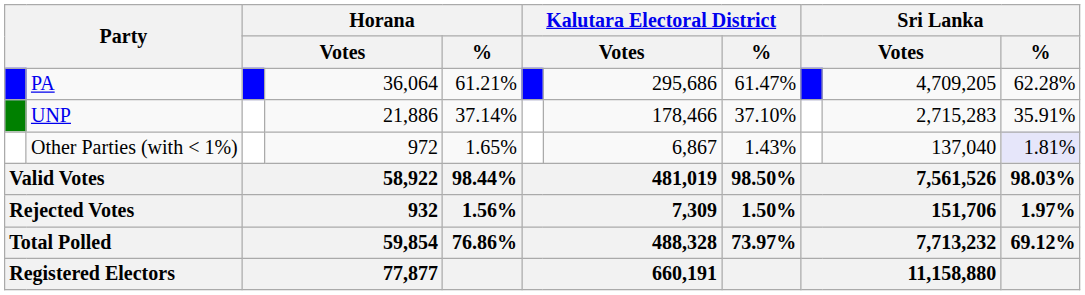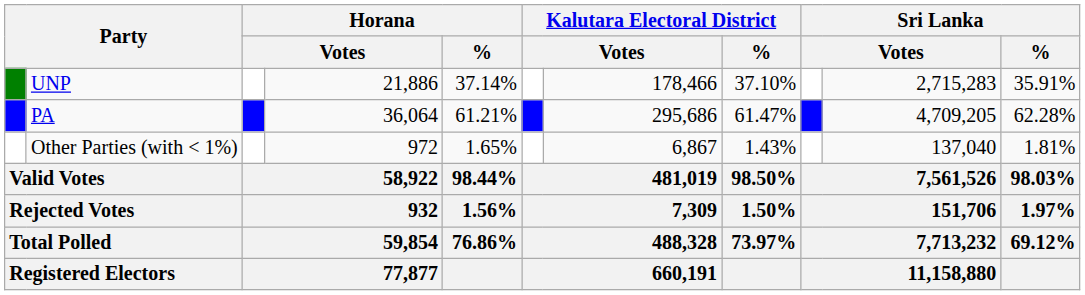rows swapped: (43, 83) <-> (51, 115)
(1050, 147) lavender background -> (1050, 147) no background
